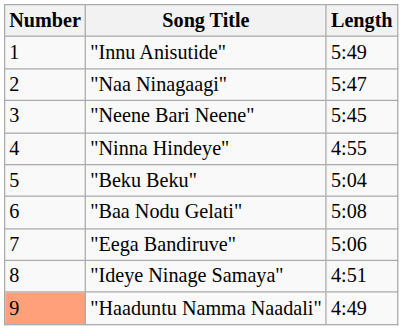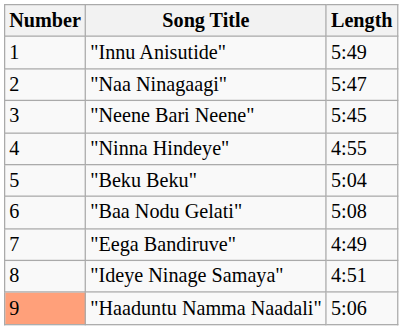(349, 244) 5:06 -> (349, 244) 4:49
(349, 308) 4:49 -> (349, 308) 5:06
